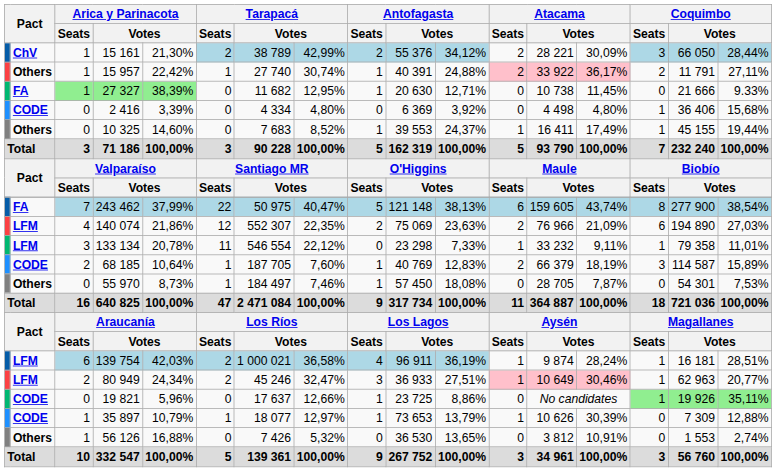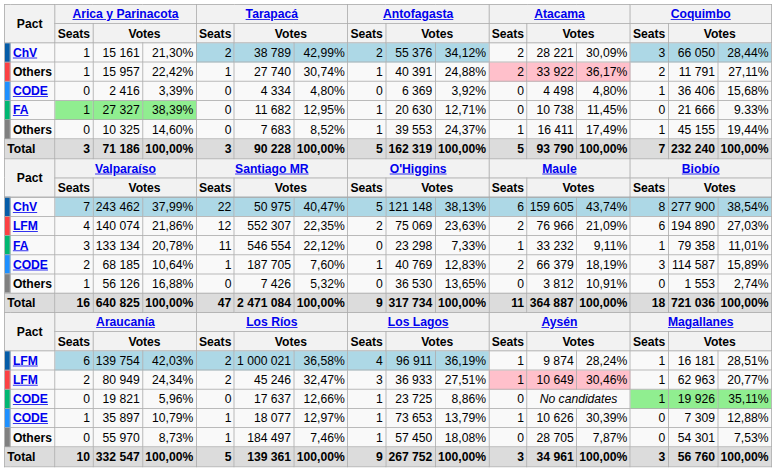rows swapped: (121, 91) <-> (124, 110)
(21, 207) FA -> (25, 207) ChV
(25, 245) LFM -> (21, 245) FA
rows swapped: (121, 284) <-> (121, 438)
